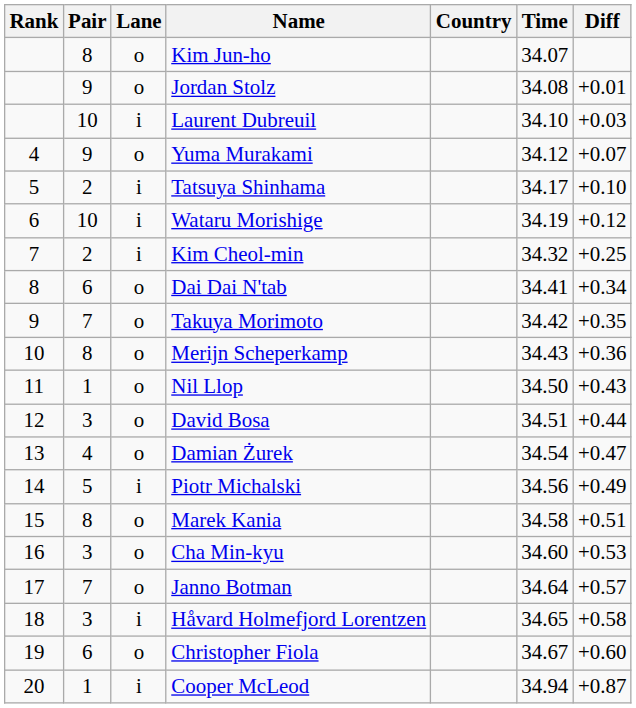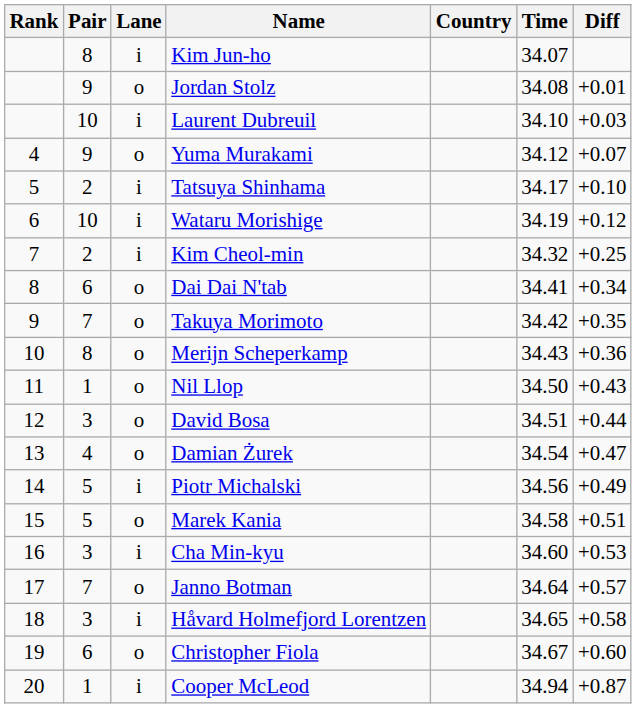(139, 54) o -> (139, 54) i
(87, 519) 8 -> (87, 519) 5
(139, 552) o -> (139, 552) i
